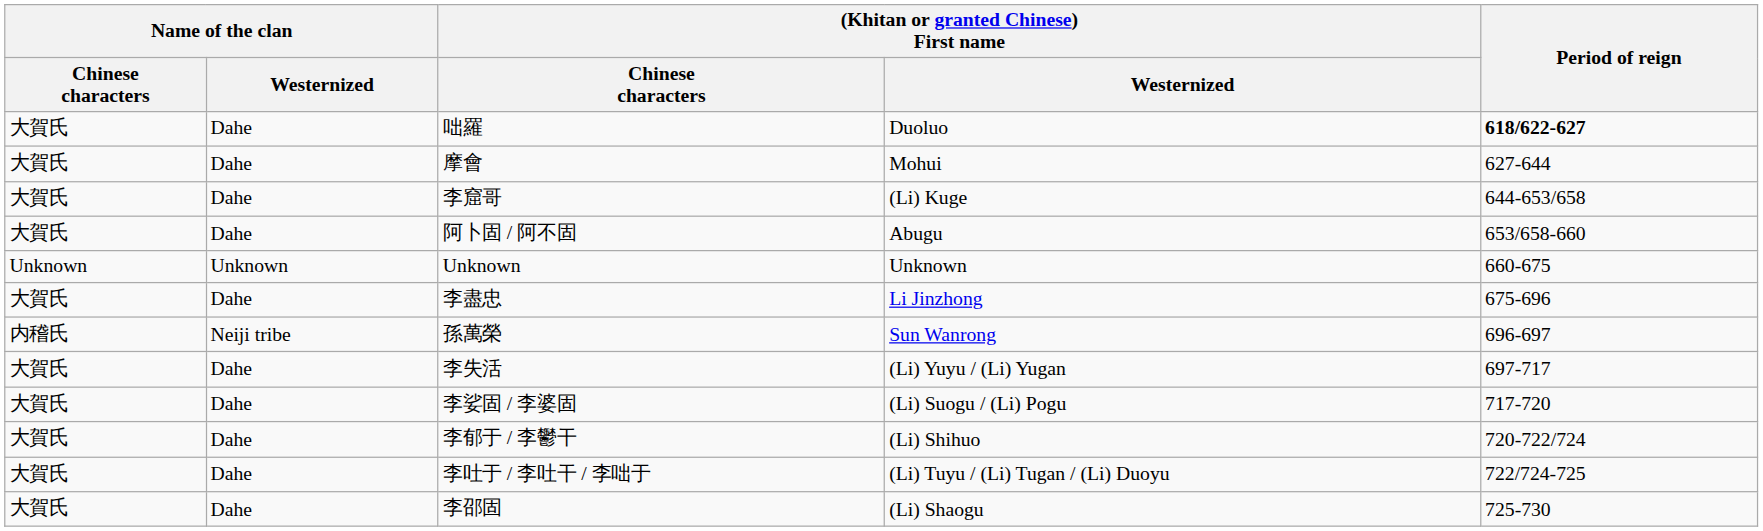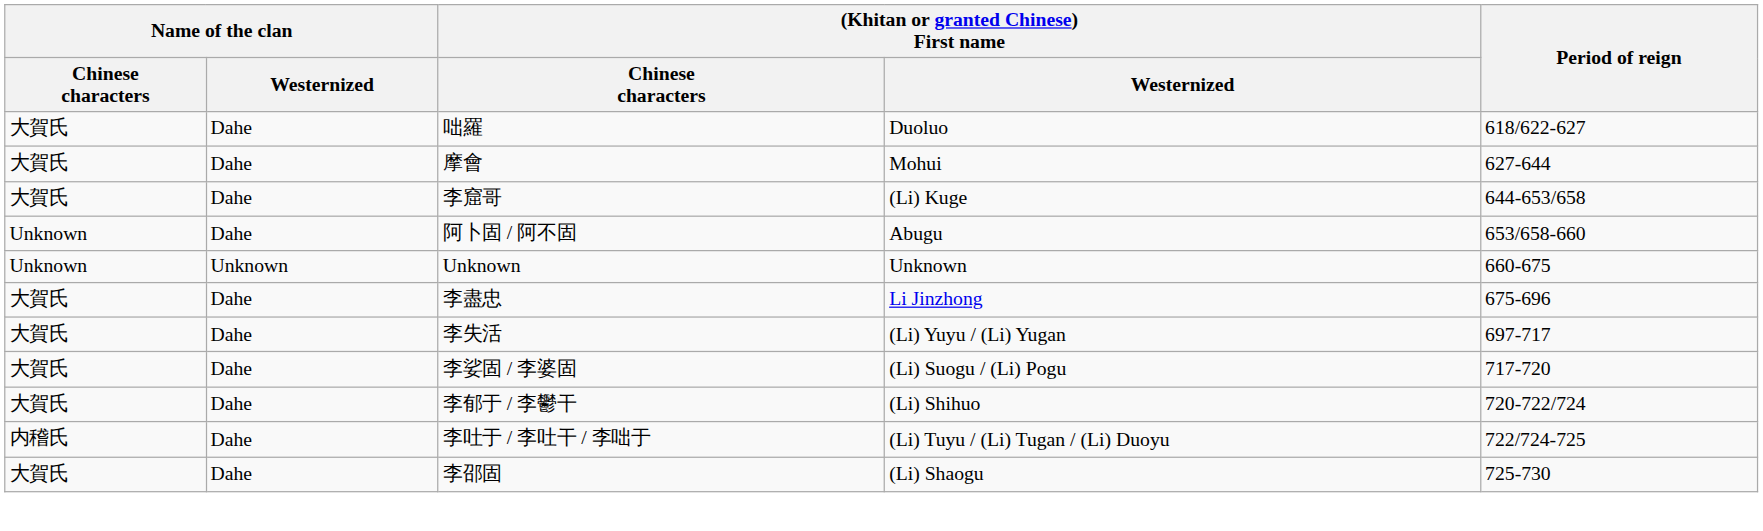(1535, 128) bold -> (1535, 128) normal
(39, 232) 大賀氏 -> (48, 233) Unknown
- row: (472, 333)
(39, 473) 大賀氏 -> (39, 438) 内稽氏
